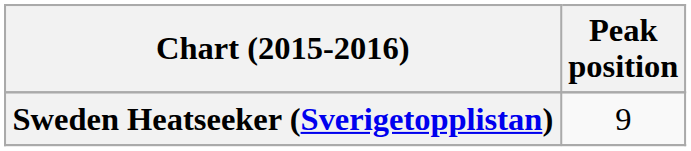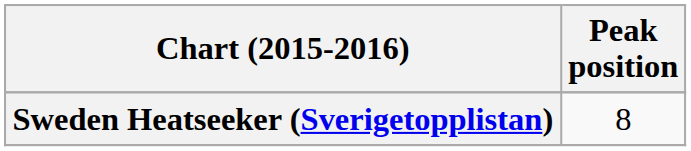(623, 118) 9 -> (623, 118) 8
